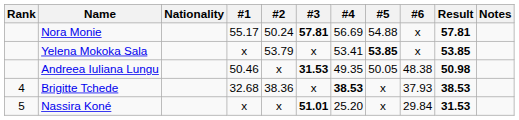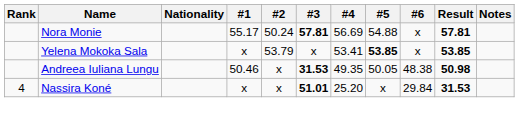- row: (80, 88)
(21, 106) 5 -> (21, 88) 4
